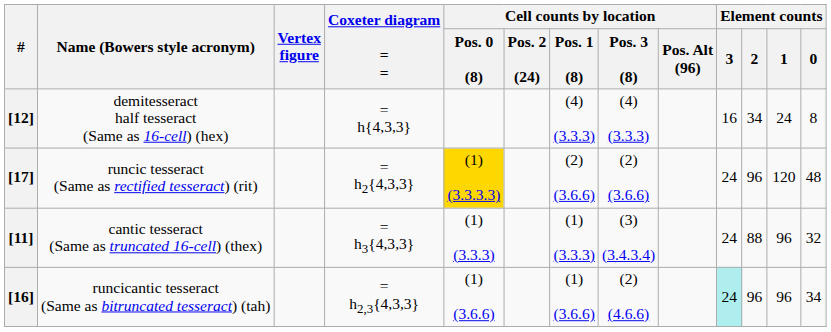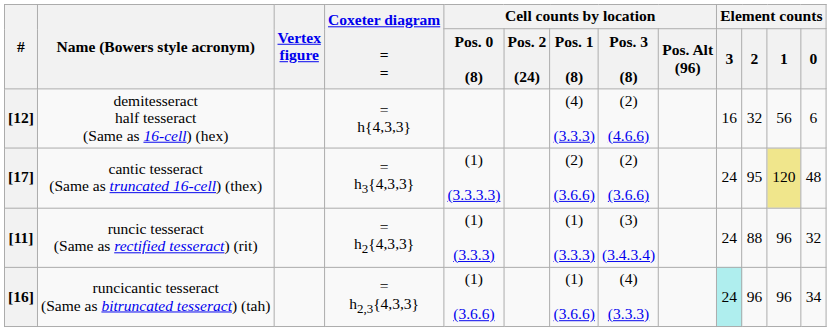(629, 118) (4) (3.3.3) -> (629, 118) (2) (4.6.6)
(754, 118) 34 -> (754, 118) 32
(784, 118) 24 -> (784, 118) 56
(813, 118) 8 -> (813, 118) 6
(156, 177) runcic tesseract (Same as rectified tesseract) (rit) -> (156, 177) cantic tesseract (Same as truncated 16-cell) (thex)
(384, 177) = h2{4,3,3} -> (384, 177) = h3{4,3,3}
(474, 177) gold background -> (474, 177) no background
(754, 177) 96 -> (754, 177) 95
(784, 177) no background -> (784, 177) khaki background
(156, 237) cantic tesseract (Same as truncated 16-cell) (thex) -> (156, 237) runcic tesseract (Same as rectified tesseract) (rit)
(384, 237) = h3{4,3,3} -> (384, 237) = h2{4,3,3}
(629, 297) (2) (4.6.6) -> (629, 297) (4) (3.3.3)
